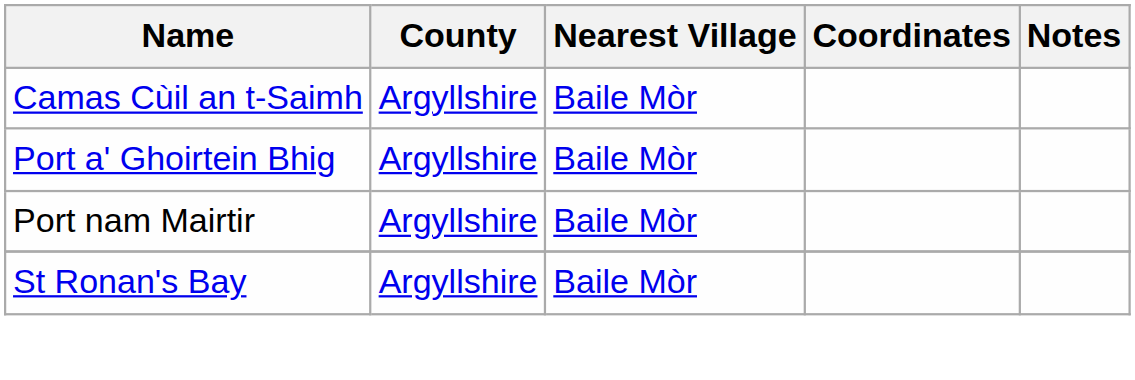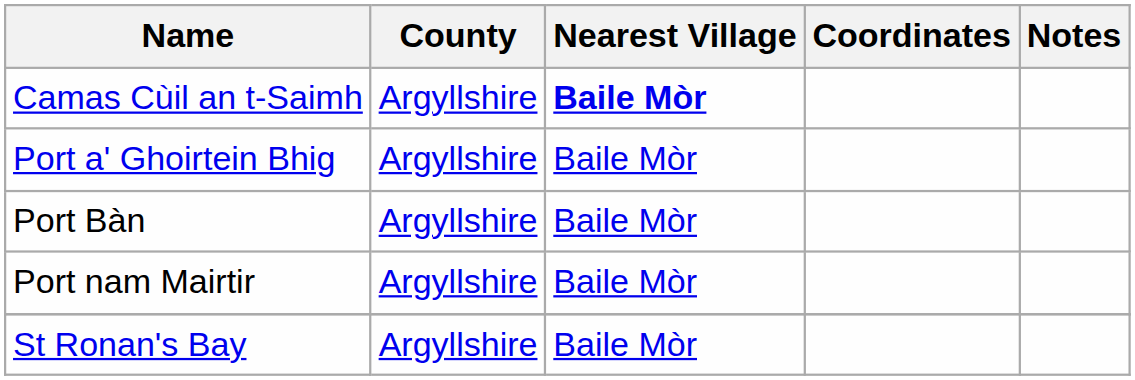(625, 96) normal -> (630, 96) bold
+ row: (79, 220)
